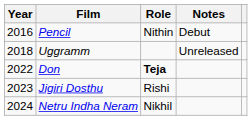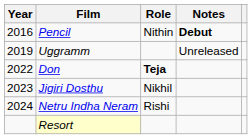(194, 32) normal -> (195, 32) bold
(20, 51) 2018 -> (20, 51) 2019
(156, 88) Rishi -> (158, 88) Nikhil
(158, 106) Nikhil -> (156, 106) Rishi
+ row: (56, 125)
